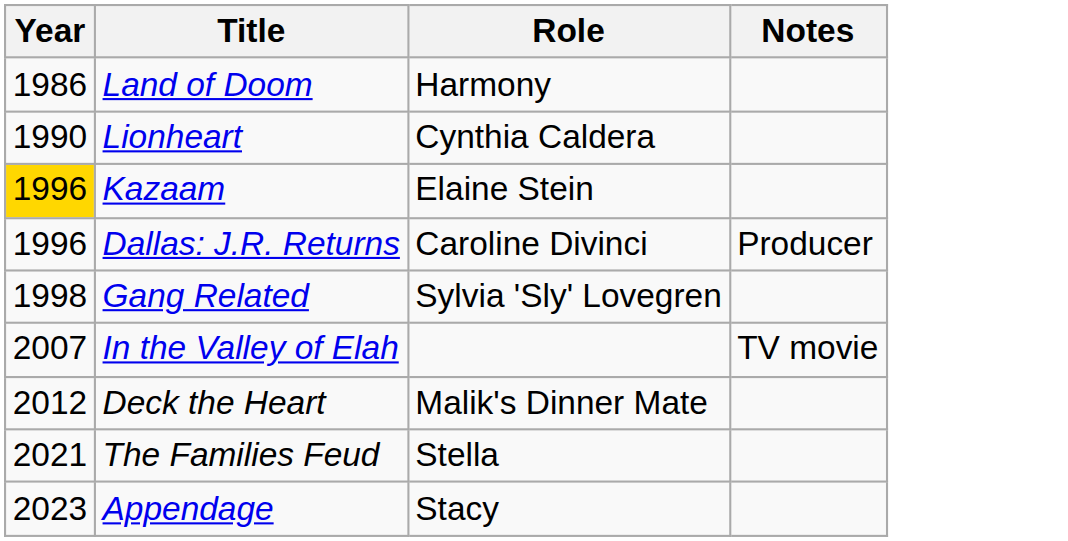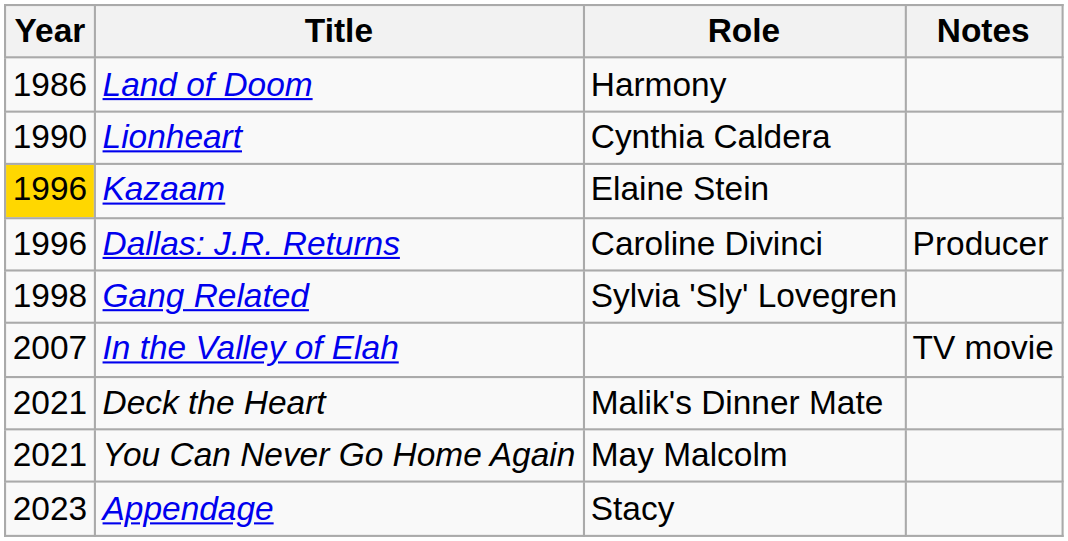(50, 402) 2012 -> (50, 402) 2021
+ row: (339, 455)
- row: (241, 455)
